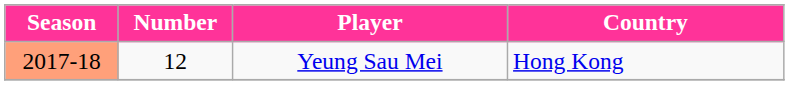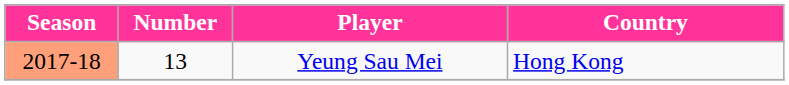(175, 60) 12 -> (175, 60) 13
